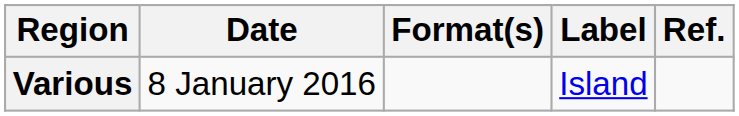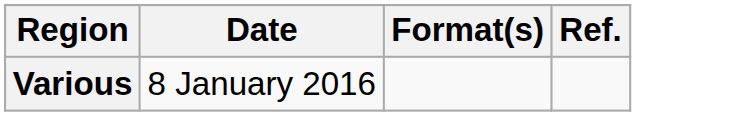- column: (603, 30)
